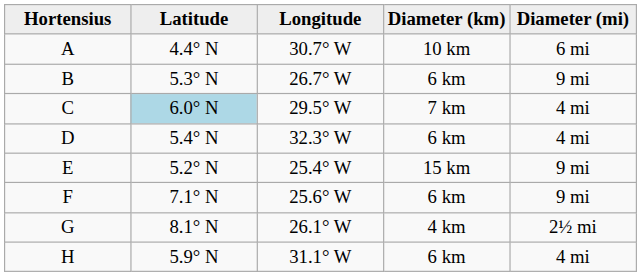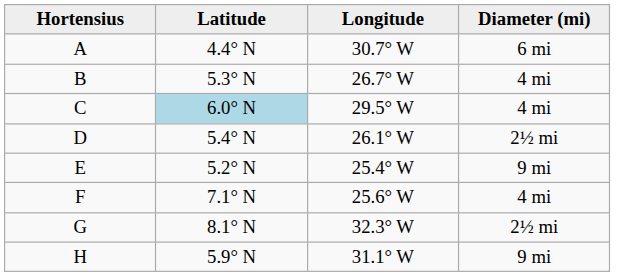- column: (447, 19)
(573, 78) 9 mi -> (534, 78) 4 mi
(320, 138) 32.3° W -> (383, 138) 26.1° W
(573, 138) 4 mi -> (534, 138) 2½ mi
(573, 197) 9 mi -> (534, 197) 4 mi
(320, 227) 26.1° W -> (383, 227) 32.3° W
(573, 256) 4 mi -> (534, 256) 9 mi
